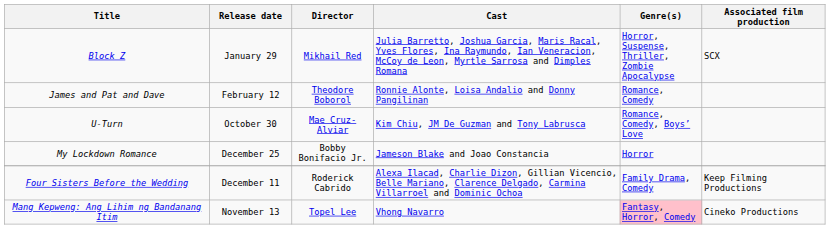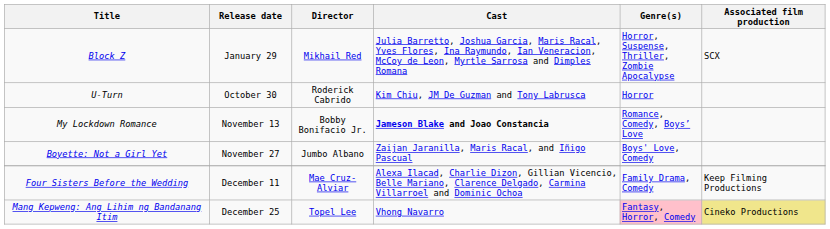- row: (107, 95)
(333, 124) Mae Cruz-Alviar -> (333, 95) Roderick Cabrido
(656, 124) Romance, Comedy, Boys’ Love -> (638, 95) Horror
(251, 154) December 25 -> (251, 124) November 13
(462, 154) normal -> (462, 124) bold
(638, 154) Horror -> (656, 124) Romance, Comedy, Boys’ Love
+ row: (107, 154)
(333, 183) Roderick Cabrido -> (333, 183) Mae Cruz-Alviar
(251, 212) November 13 -> (251, 212) December 25
(751, 212) no background -> (751, 212) khaki background
